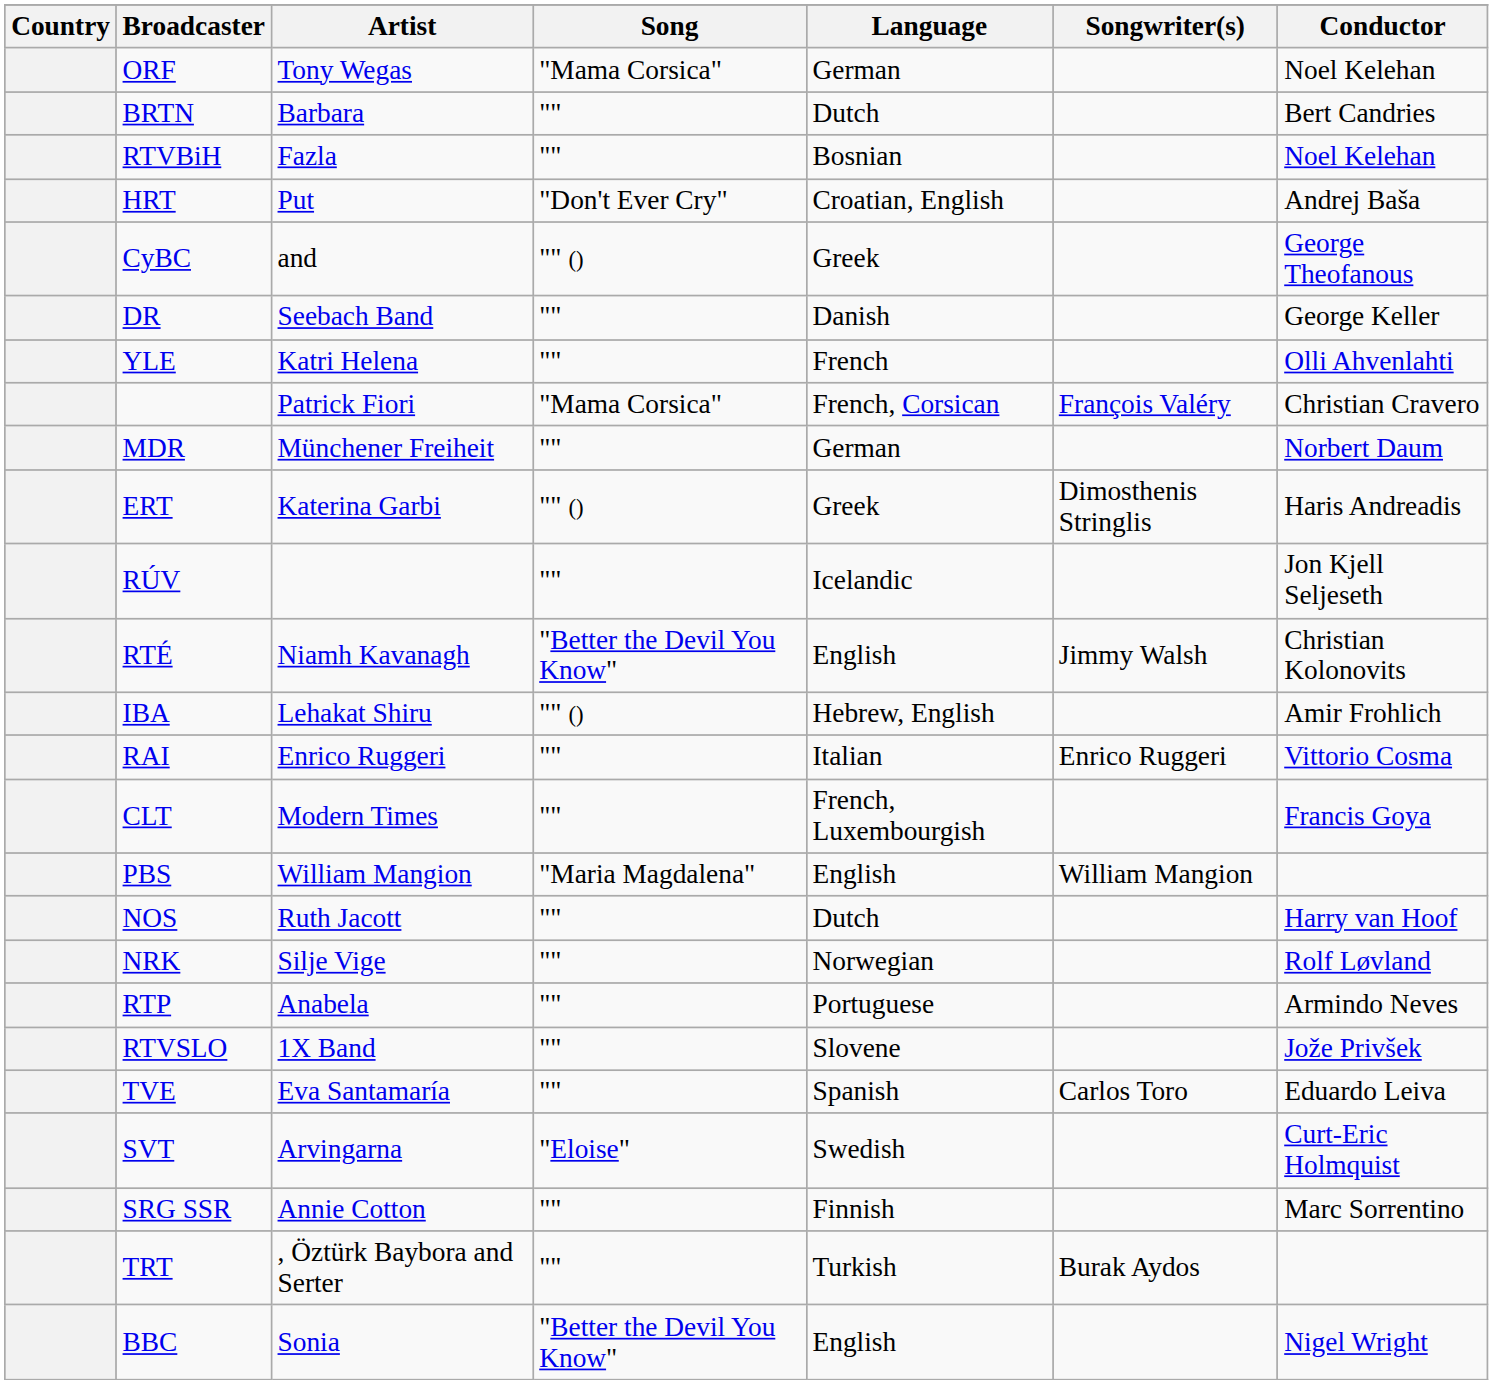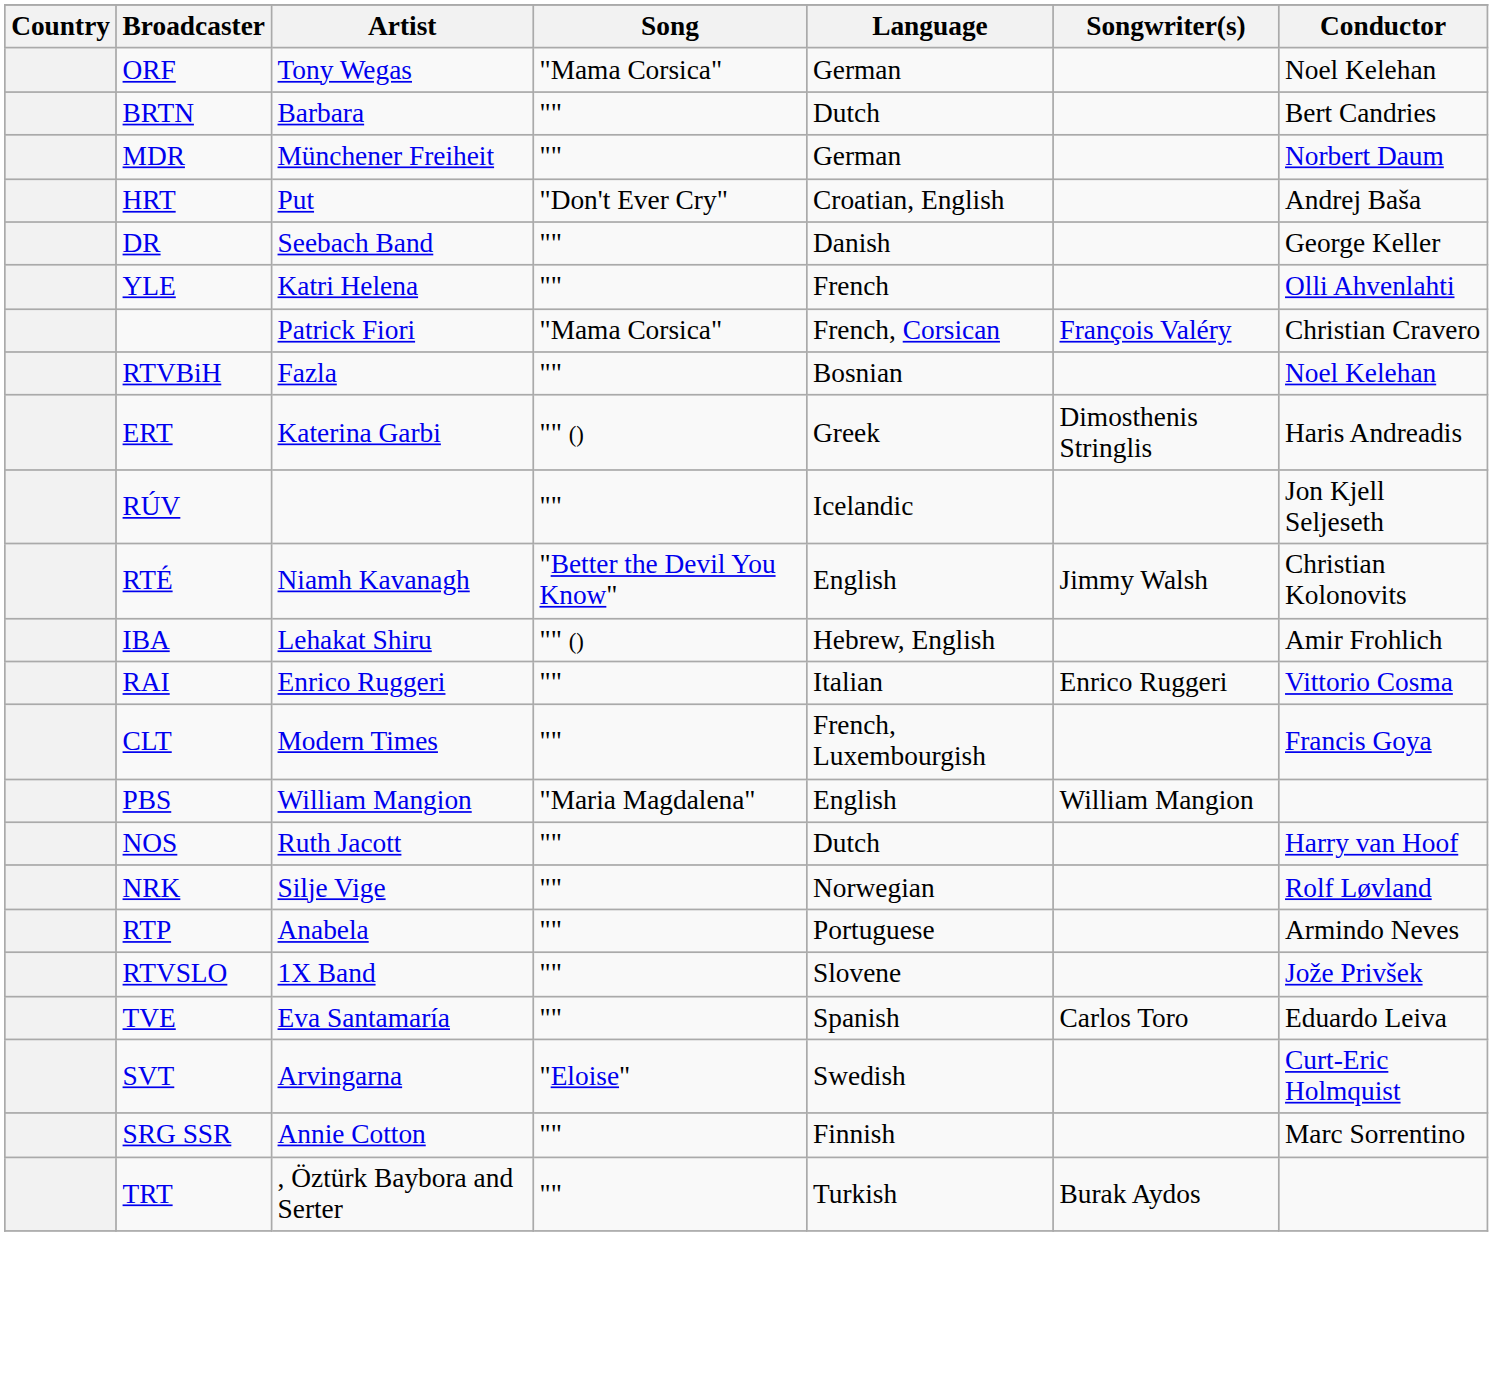rows swapped: (172, 156) <-> (154, 447)
- row: (157, 258)
- row: (150, 1341)
